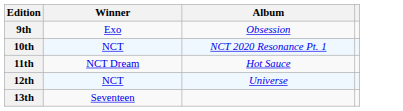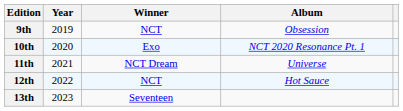+ column: (62, 13)
(113, 30) Exo -> (151, 30) NCT
(113, 47) NCT -> (151, 47) Exo
(268, 64) Hot Sauce -> (307, 64) Universe
(268, 81) Universe -> (307, 81) Hot Sauce
